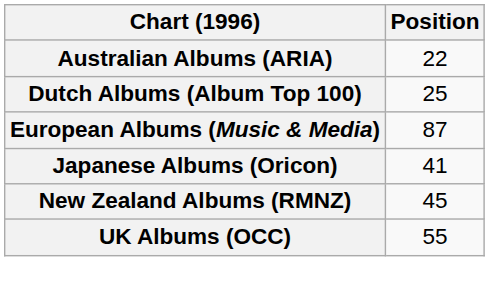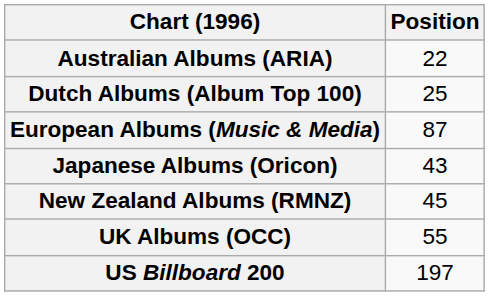(435, 165) 41 -> (435, 165) 43
+ row: (195, 272)
